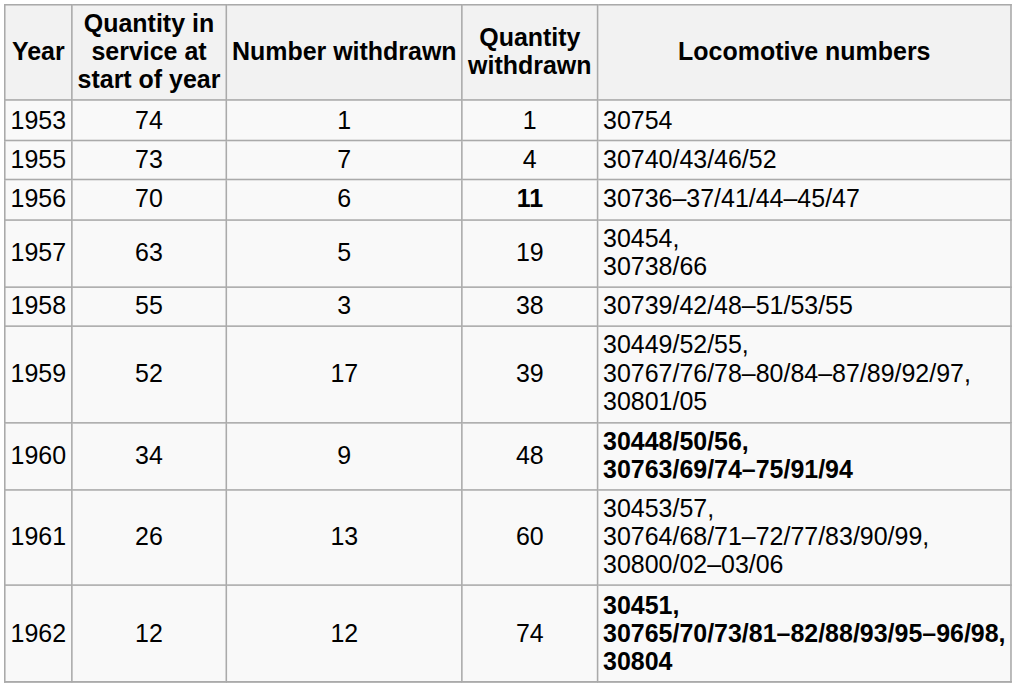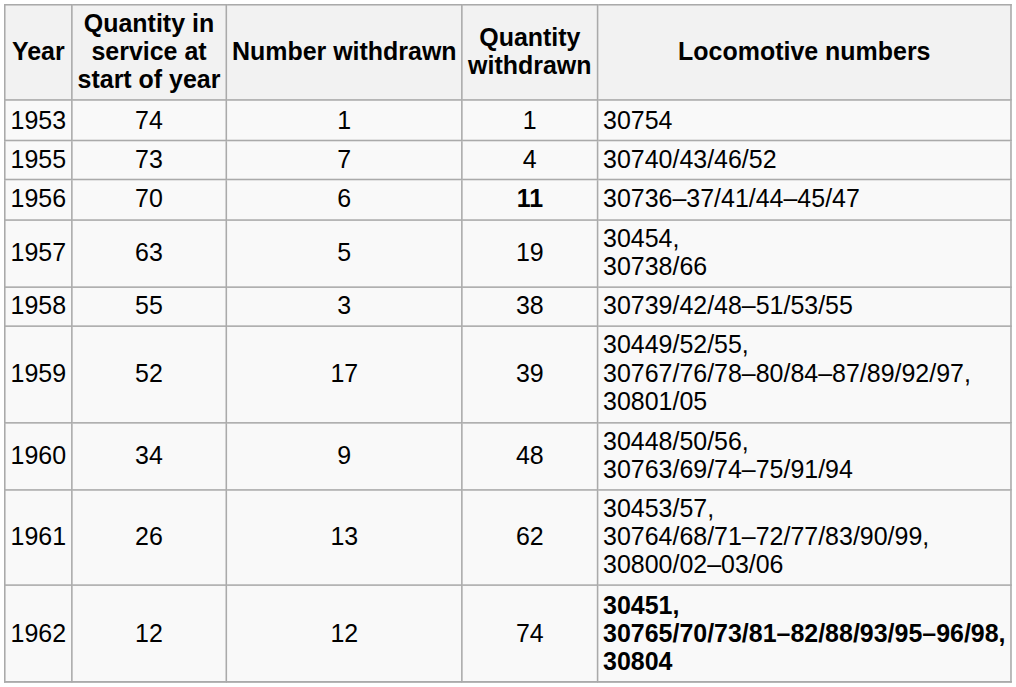(728, 455) bold -> (728, 455) normal
(530, 537) 60 -> (530, 537) 62
